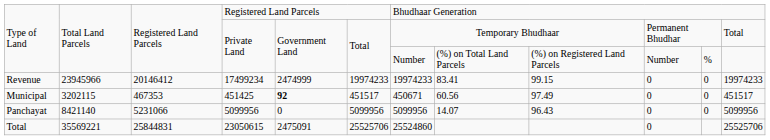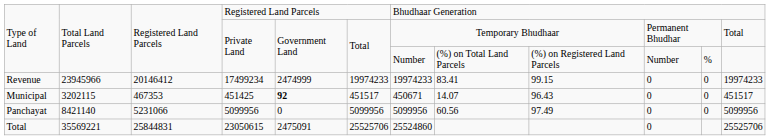(447, 96) 60.56 -> (447, 96) 14.07
(542, 96) 97.49 -> (542, 96) 96.43
(447, 111) 14.07 -> (447, 111) 60.56
(542, 111) 96.43 -> (542, 111) 97.49
